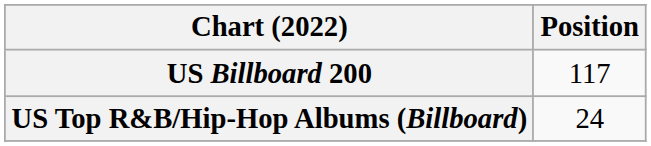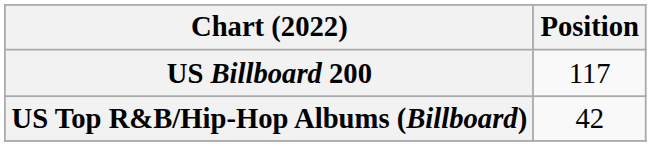(590, 118) 24 -> (590, 118) 42
